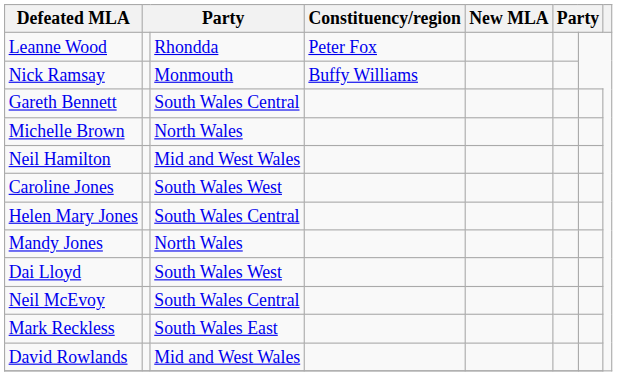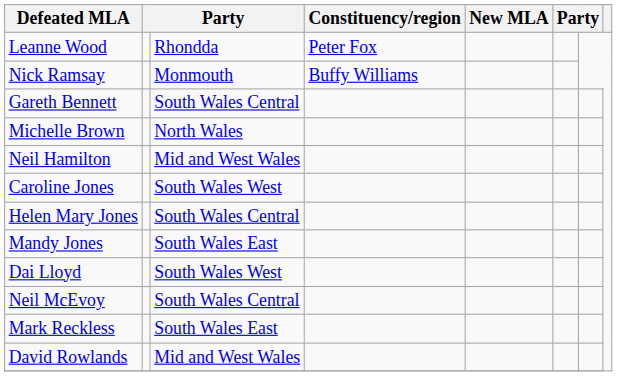(199, 243) North Wales -> (216, 243) South Wales East
